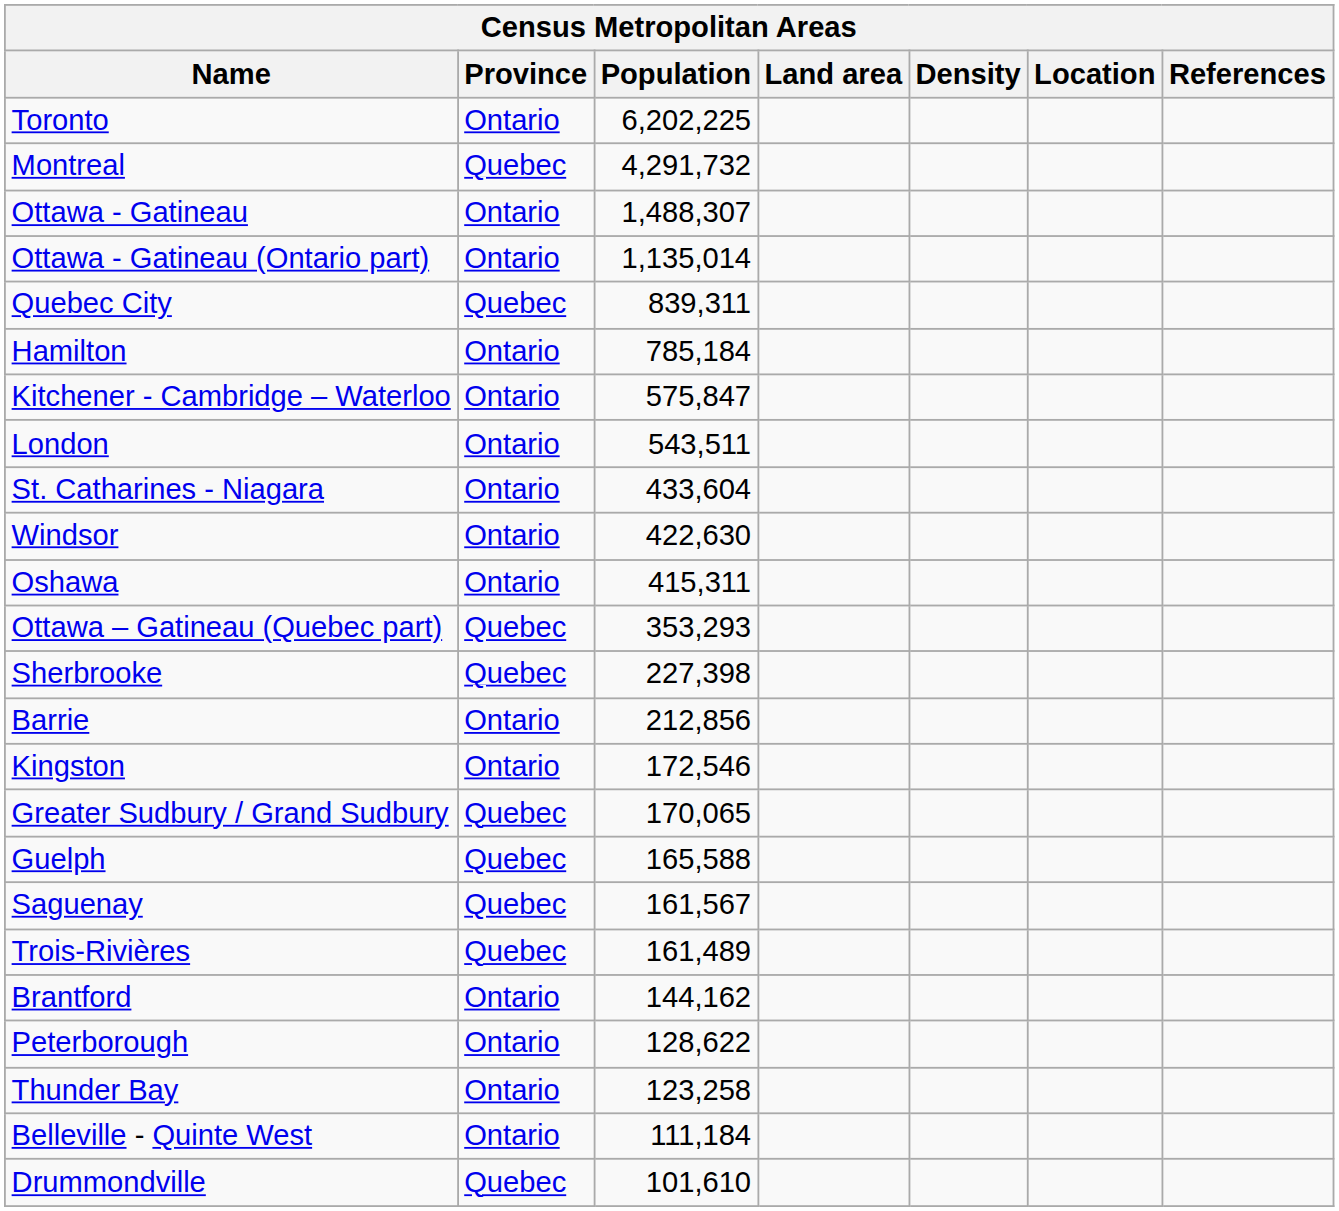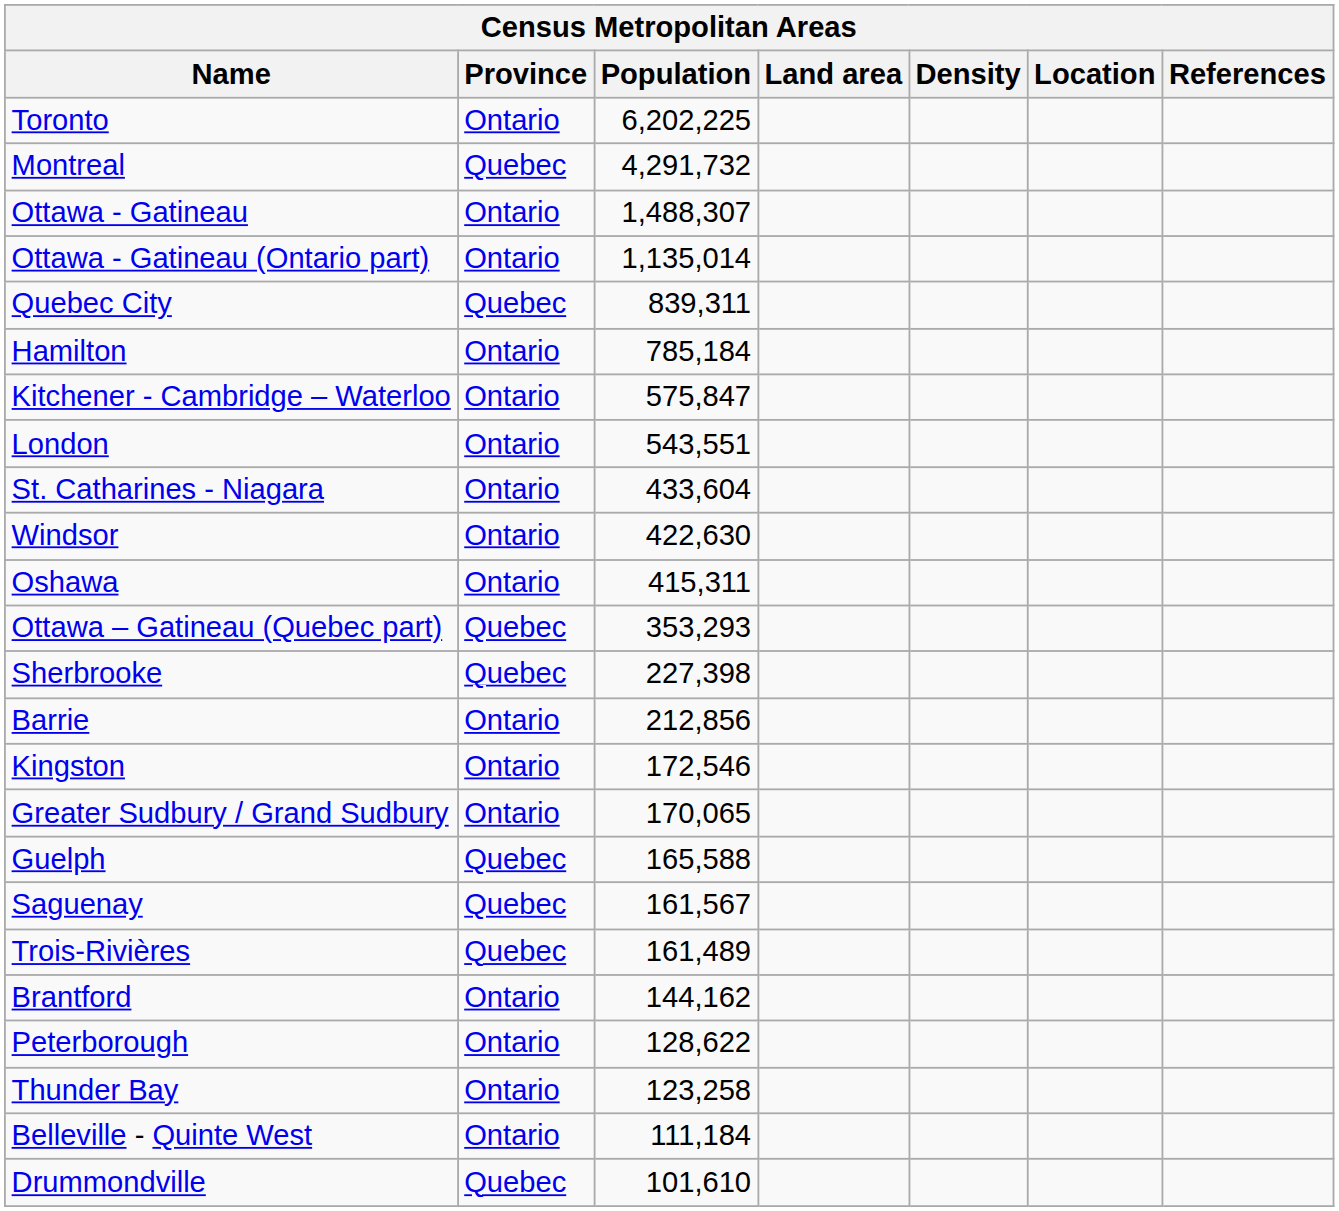(700, 443) 543,511 -> (698, 443) 543,551
(515, 812) Quebec -> (512, 812) Ontario
